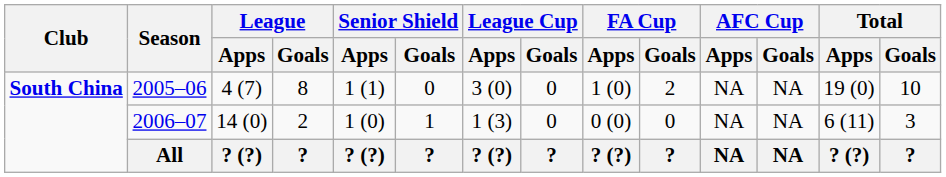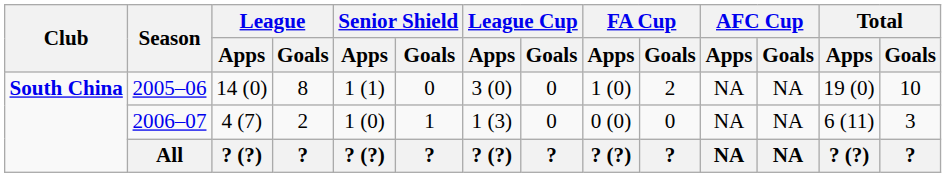(242, 88) 4 (7) -> (242, 88) 14 (0)
(242, 121) 14 (0) -> (242, 121) 4 (7)
